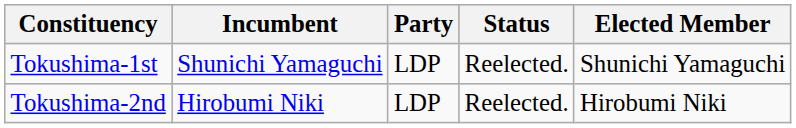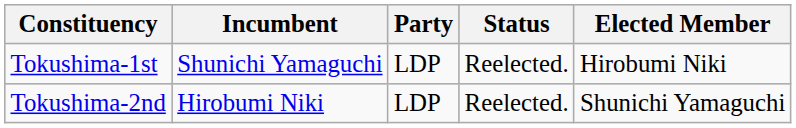(683, 63) Shunichi Yamaguchi -> (653, 63) Hirobumi Niki
(653, 102) Hirobumi Niki -> (683, 102) Shunichi Yamaguchi
